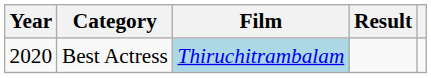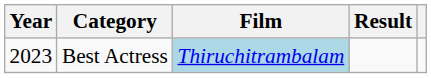(31, 55) 2020 -> (31, 55) 2023
